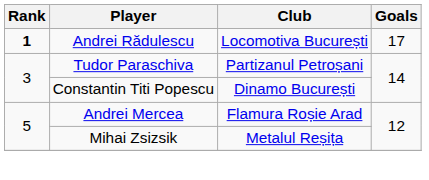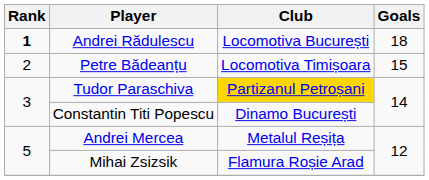(396, 41) 17 -> (399, 41) 18
+ row: (133, 65)
(295, 65) no background -> (296, 89) gold background
(295, 114) Flamura Roșie Arad -> (296, 138) Metalul Reșița
(295, 138) Metalul Reșița -> (296, 162) Flamura Roșie Arad
